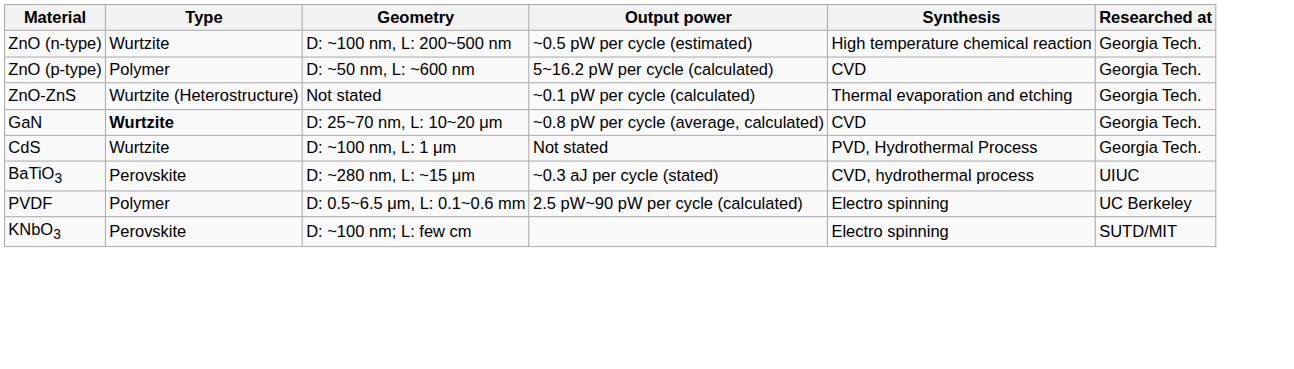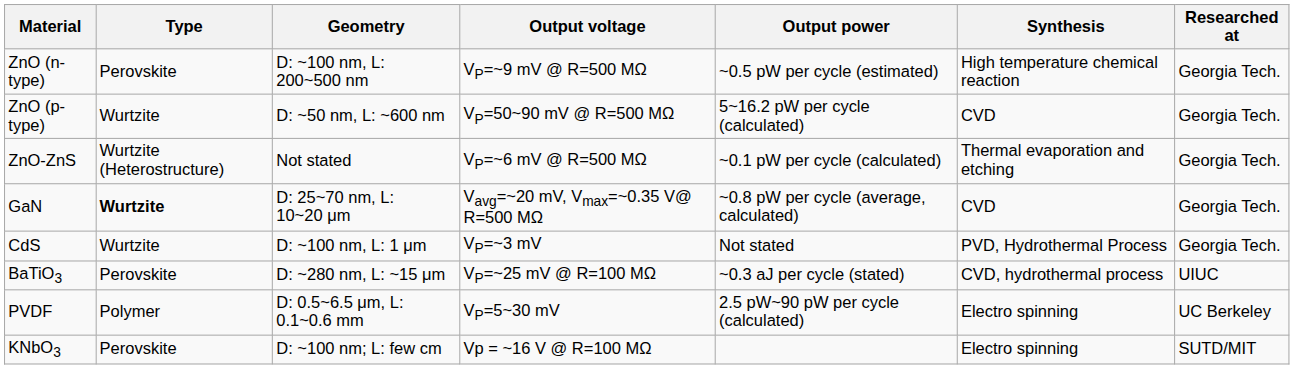+ column: (587, 26)
(139, 43) Wurtzite -> (138, 71) Perovskite
(140, 69) Polymer -> (130, 116) Wurtzite
